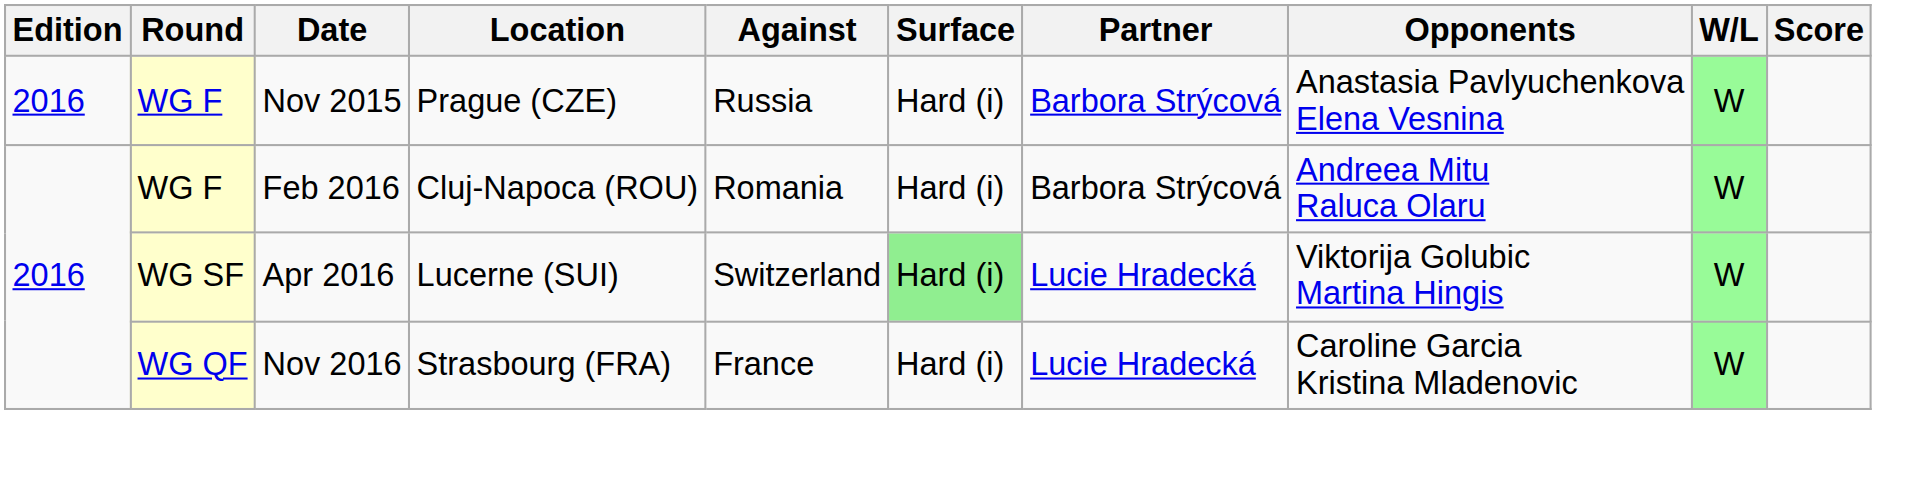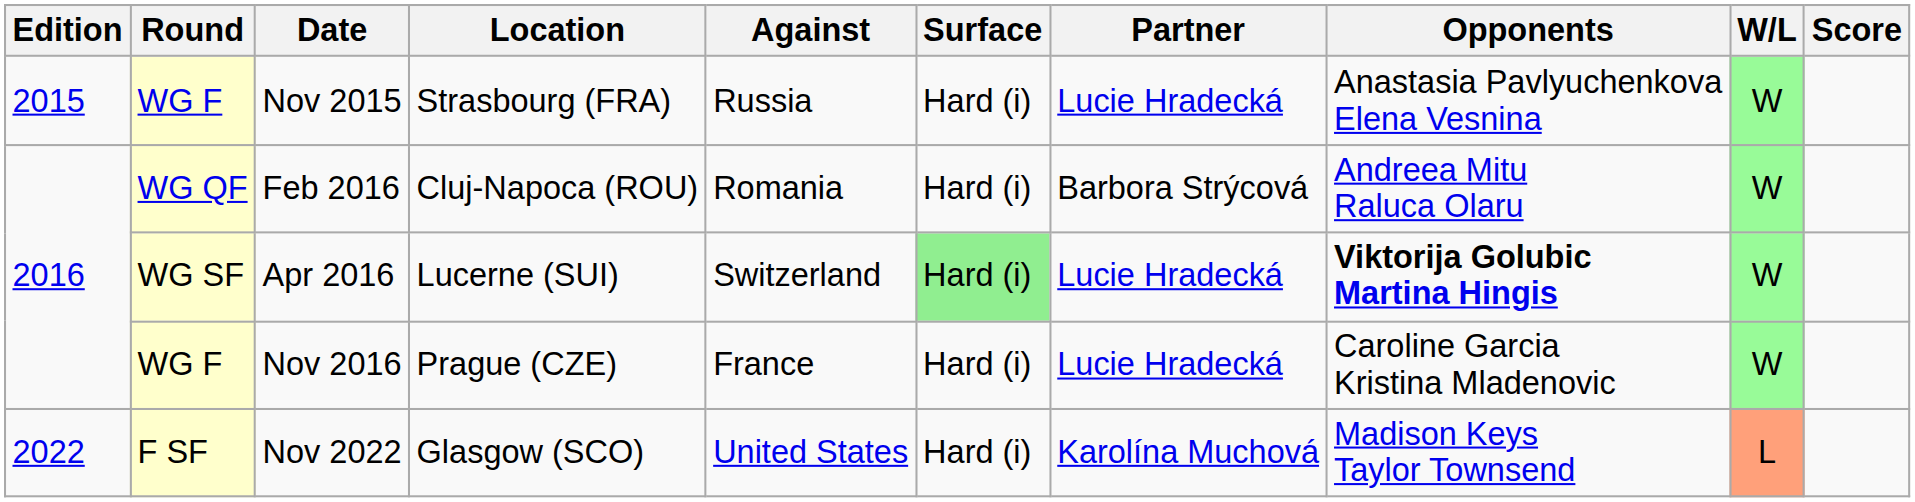(49, 100) 2016 -> (49, 100) 2015
(517, 100) Prague (CZE) -> (544, 100) Strasbourg (FRA)
(1156, 100) Barbora Strýcová -> (1170, 100) Lucie Hradecká
(180, 188) WG F -> (193, 188) WG QF
(1413, 276) normal -> (1463, 276) bold
(193, 364) WG QF -> (180, 364) WG F
(544, 364) Strasbourg (FRA) -> (517, 364) Prague (CZE)
+ row: (332, 452)
